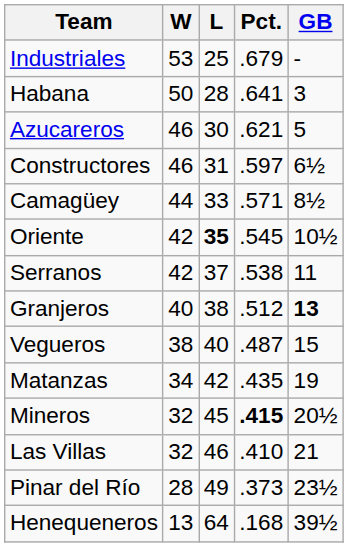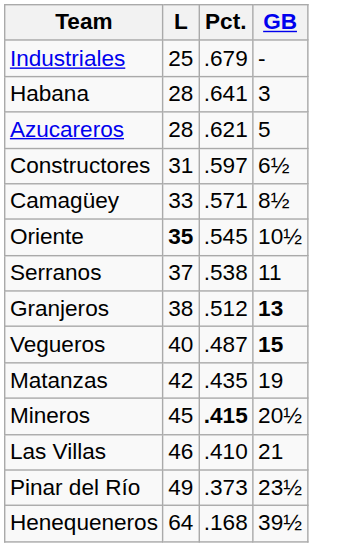- column: (181, 22)
(216, 129) 30 -> (181, 129) 28
(306, 344) normal -> (271, 344) bold
